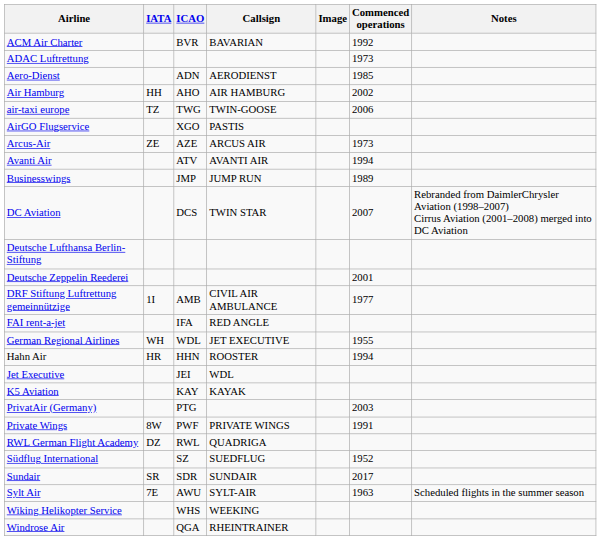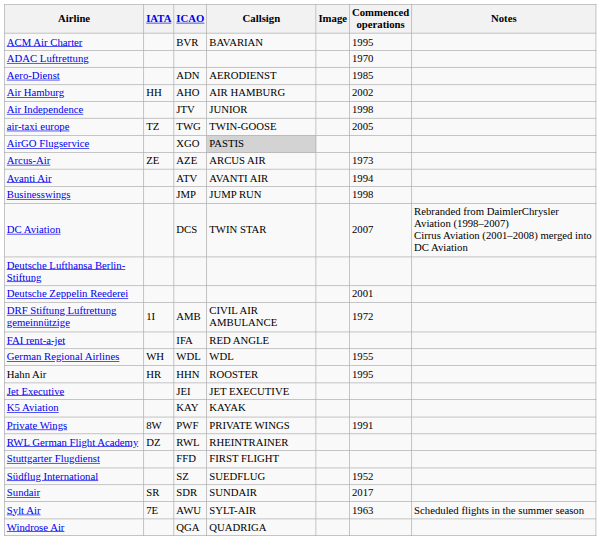(363, 42) 1992 -> (363, 42) 1995
(363, 59) 1973 -> (363, 59) 1970
+ row: (45, 110)
(363, 110) 2006 -> (363, 127) 2005
(227, 127) no background -> (227, 144) lightgrey background
(363, 178) 1989 -> (363, 195) 1998
(363, 300) 1977 -> (363, 317) 1972
(249, 340) JET EXECUTIVE -> (221, 357) WDL
(363, 357) 1994 -> (363, 374) 1995
(221, 374) WDL -> (249, 391) JET EXECUTIVE
- row: (52, 408)
(238, 442) QUADRIGA -> (249, 442) RHEINTRAINER
+ row: (53, 459)
- row: (64, 510)
(249, 527) RHEINTRAINER -> (238, 527) QUADRIGA
